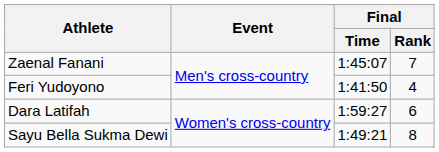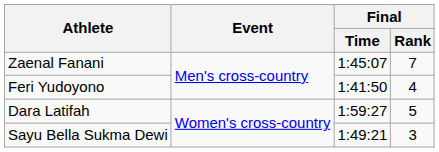(413, 111) 6 -> (413, 111) 5
(413, 135) 8 -> (413, 135) 3
